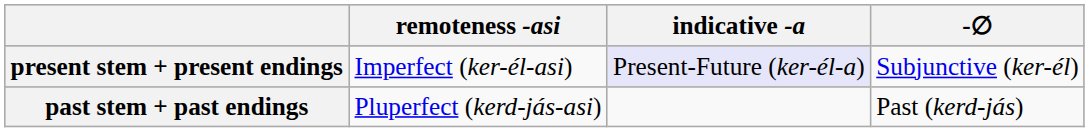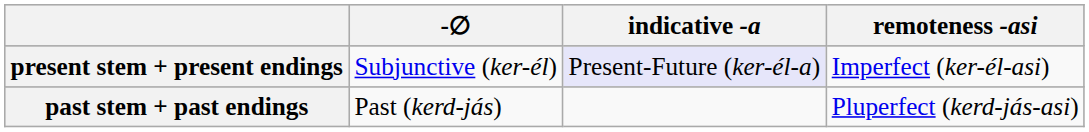columns swapped: (977, 26) <-> (478, 25)
